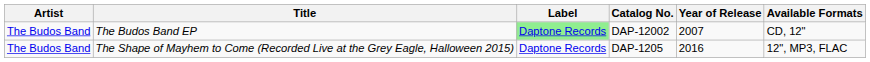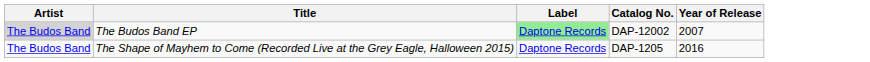- column: (815, 13)
(49, 31) no background -> (49, 31) lightgrey background
